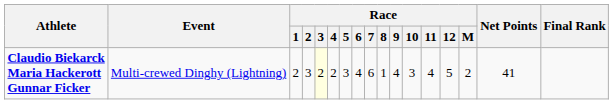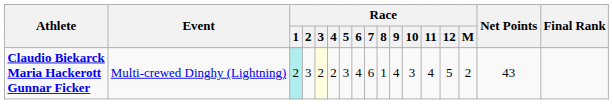(296, 73) no background -> (296, 73) paleturquoise background
(509, 73) 41 -> (509, 73) 43
